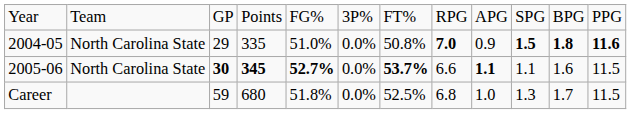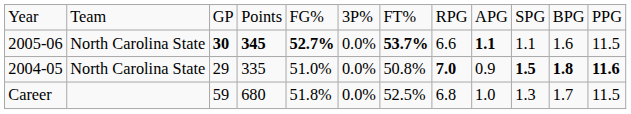rows swapped: (35, 43) <-> (35, 69)
